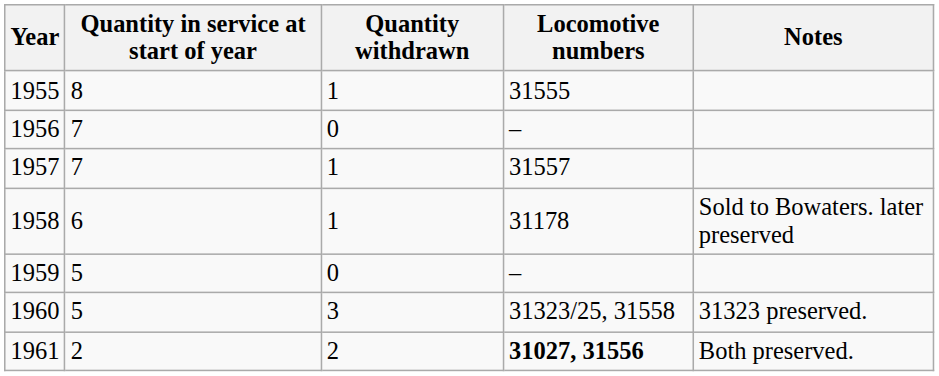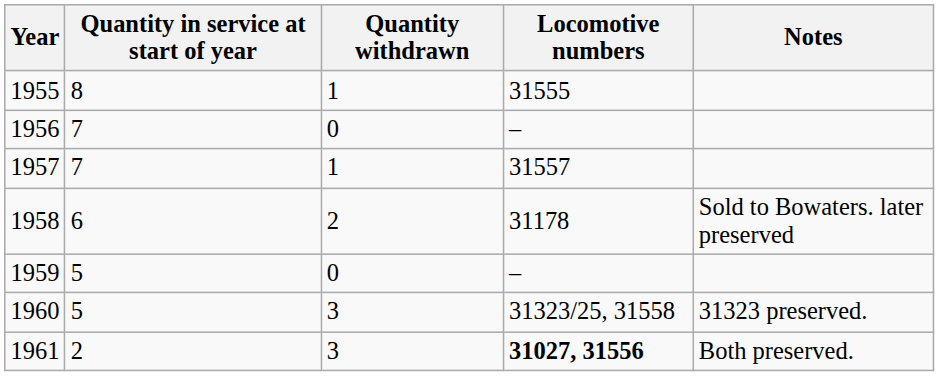(333, 220) 1 -> (333, 220) 2
(333, 350) 2 -> (333, 350) 3
